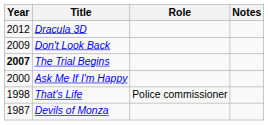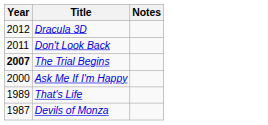- column: (180, 12)
(18, 45) 2009 -> (18, 45) 2011
(18, 95) 1998 -> (18, 95) 1989
